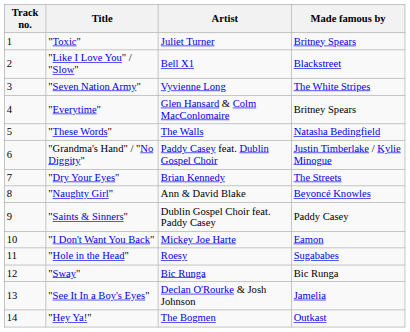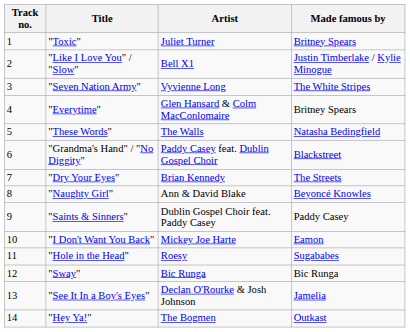(317, 64) Blackstreet -> (347, 64) Justin Timberlake / Kylie Minogue
(347, 154) Justin Timberlake / Kylie Minogue -> (317, 154) Blackstreet
